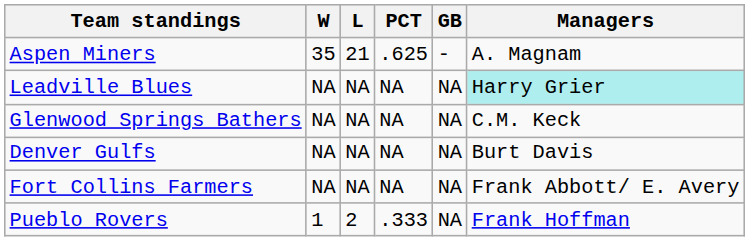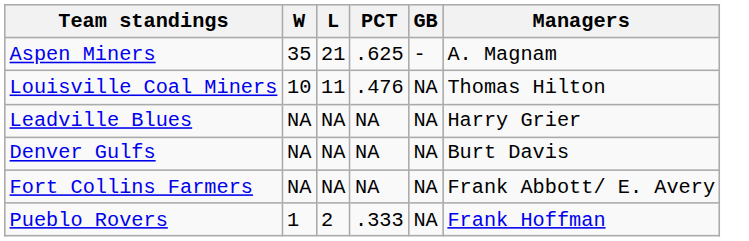+ row: (143, 87)
(539, 87) paleturquoise background -> (514, 120) no background
- row: (156, 120)
